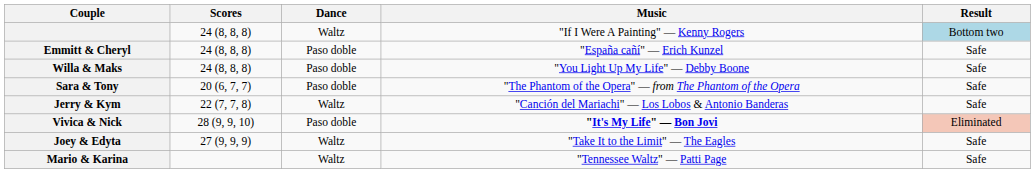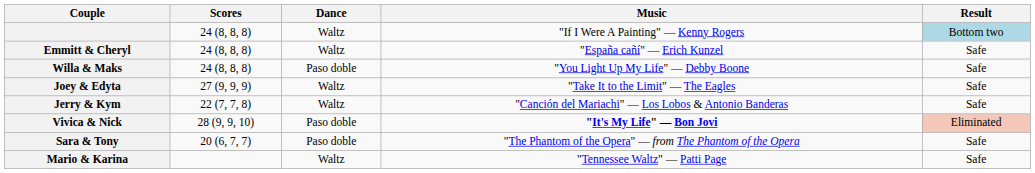(331, 50) Paso doble -> (331, 50) Waltz
rows swapped: (87, 86) <-> (87, 141)
